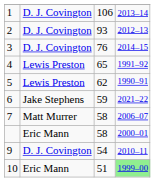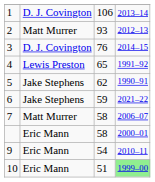(57, 30) D. J. Covington -> (50, 30) Matt Murrer
(54, 82) Lewis Preston -> (53, 82) Jake Stephens
(57, 151) D. J. Covington -> (46, 151) Eric Mann
